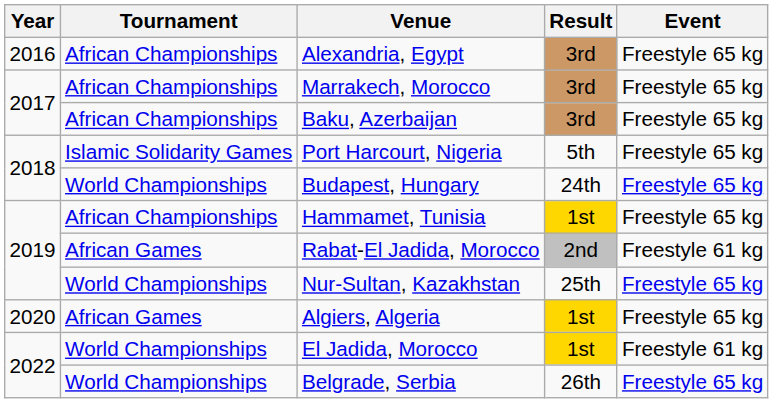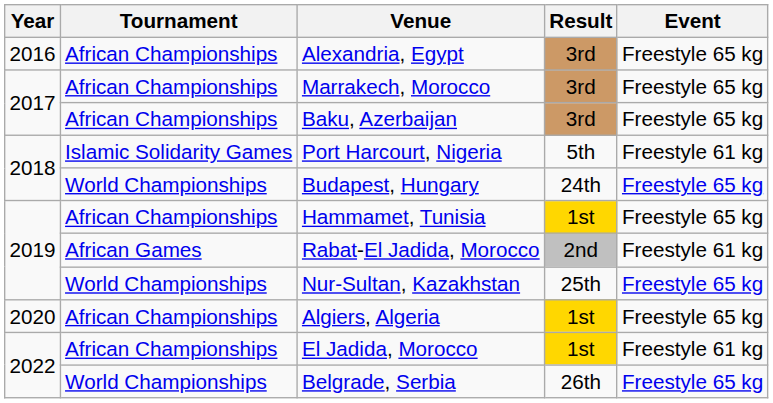(693, 152) Freestyle 65 kg -> (693, 152) Freestyle 61 kg
(133, 316) African Games -> (171, 316) African Championships
(166, 348) World Championships -> (171, 348) African Championships
